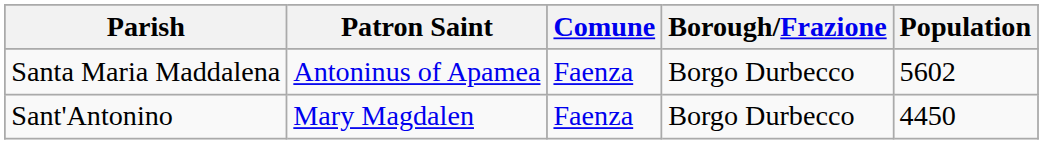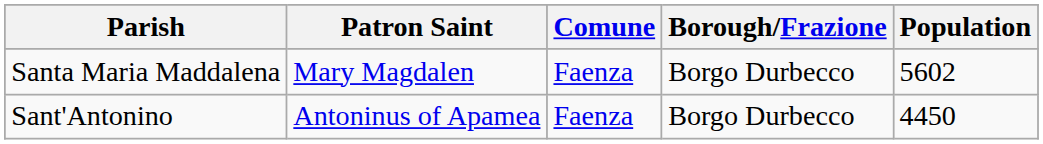(417, 71) Antoninus of Apamea -> (384, 71) Mary Magdalen
(384, 116) Mary Magdalen -> (417, 116) Antoninus of Apamea
